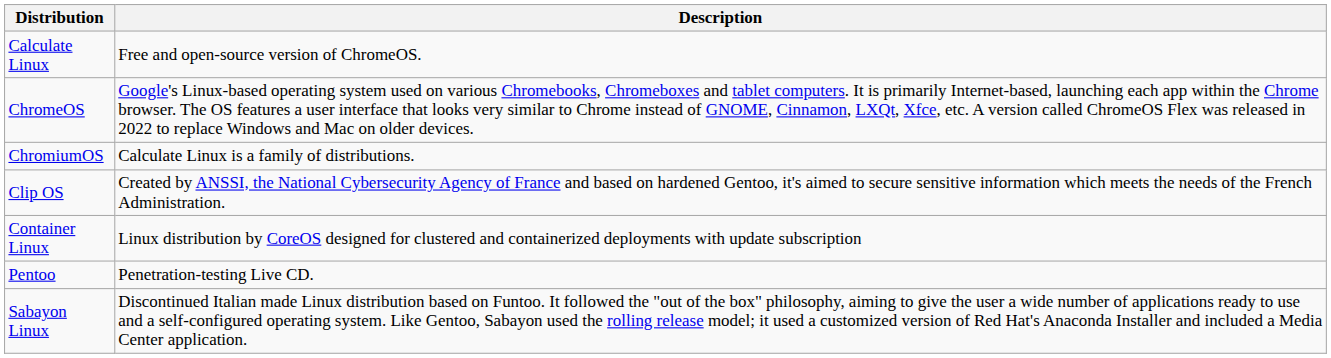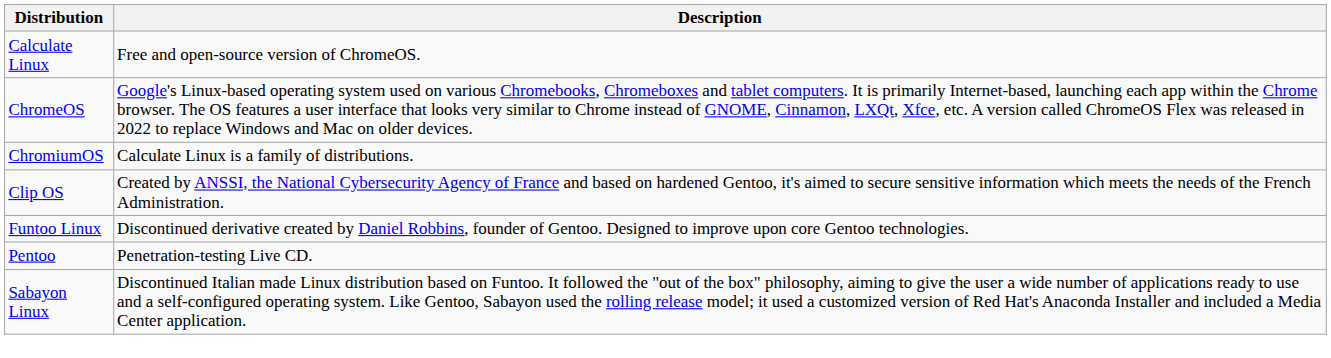- row: (42, 238)
+ row: (55, 228)
